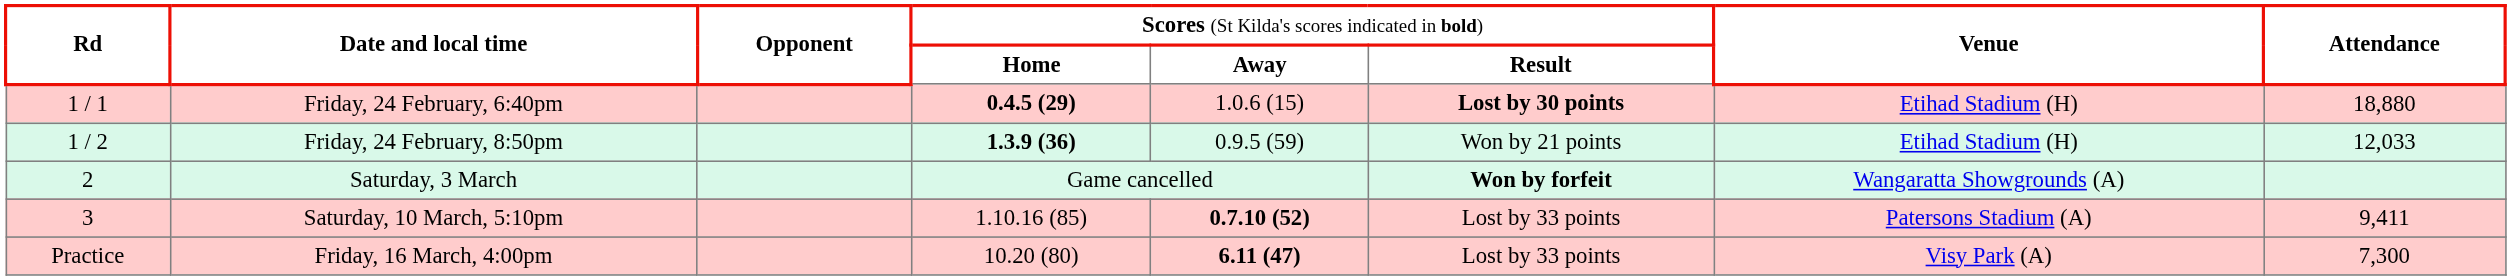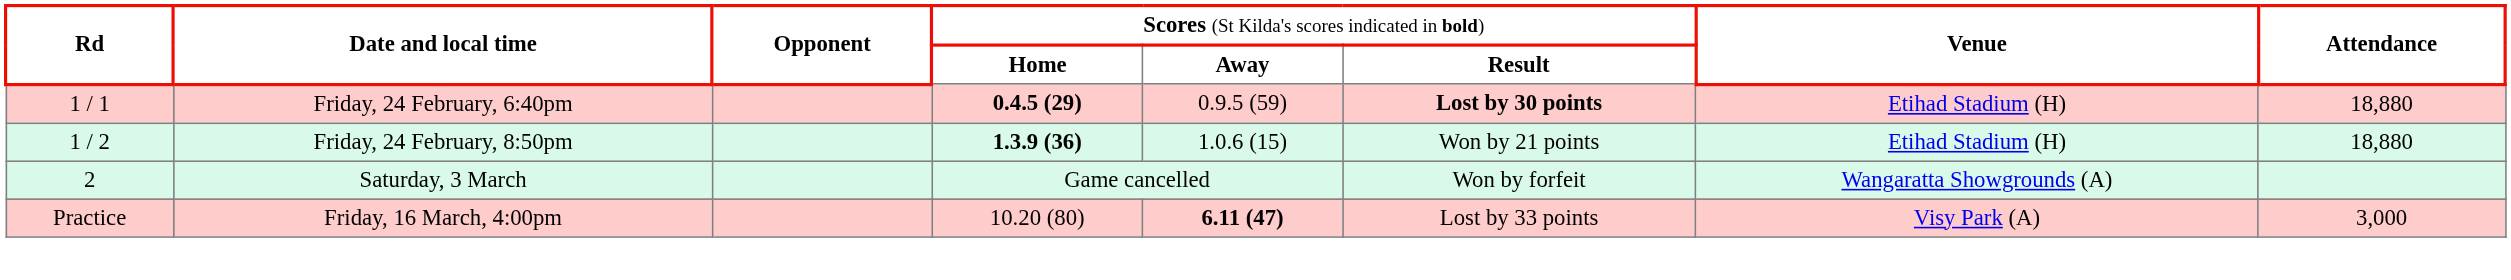(1260, 102) 1.0.6 (15) -> (1243, 102) 0.9.5 (59)
(1260, 141) 0.9.5 (59) -> (1243, 141) 1.0.6 (15)
(2384, 141) 12,033 -> (2382, 141) 18,880
(1541, 179) bold -> (1519, 179) normal
- row: (433, 217)
(2384, 254) 7,300 -> (2382, 217) 3,000
